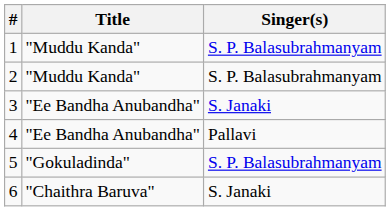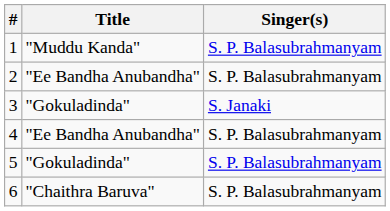(83, 76) "Muddu Kanda" -> (113, 76) "Ee Bandha Anubandha"
(113, 105) "Ee Bandha Anubandha" -> (78, 105) "Gokuladinda"
(232, 134) Pallavi -> (295, 134) S. P. Balasubrahmanyam
(239, 192) S. Janaki -> (295, 192) S. P. Balasubrahmanyam
